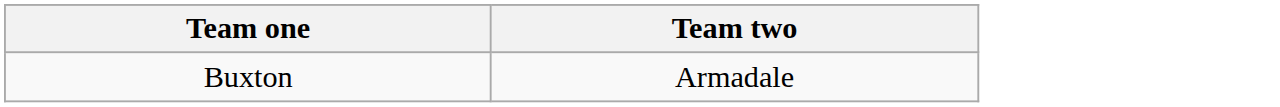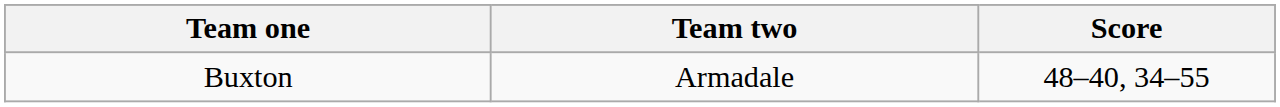+ column: (1127, 28)
